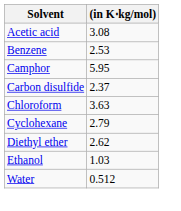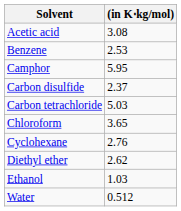+ row: (55, 105)
(100, 105) 3.63 -> (117, 123) 3.65
(100, 123) 2.79 -> (117, 142) 2.76
